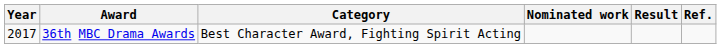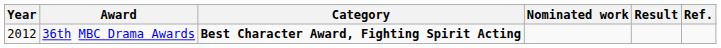(22, 34) 2017 -> (22, 34) 2012
(361, 34) normal -> (361, 34) bold
